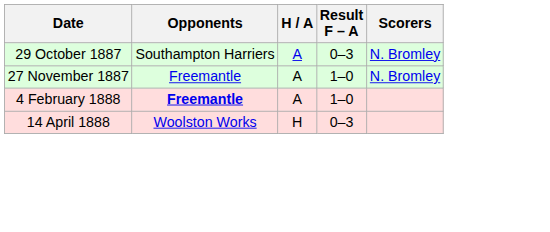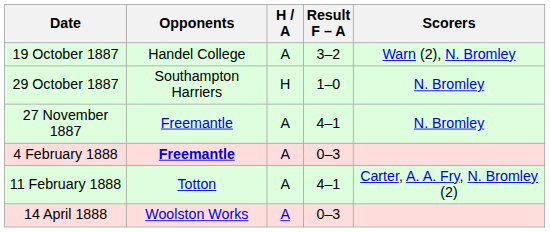+ row: (66, 54)
(297, 54) A -> (285, 84) H
(342, 54) 0–3 -> (328, 84) 1–0
(342, 76) 1–0 -> (328, 123) 4–1
(342, 99) 1–0 -> (328, 154) 0–3
+ row: (66, 184)
(297, 122) H -> (285, 215) A
